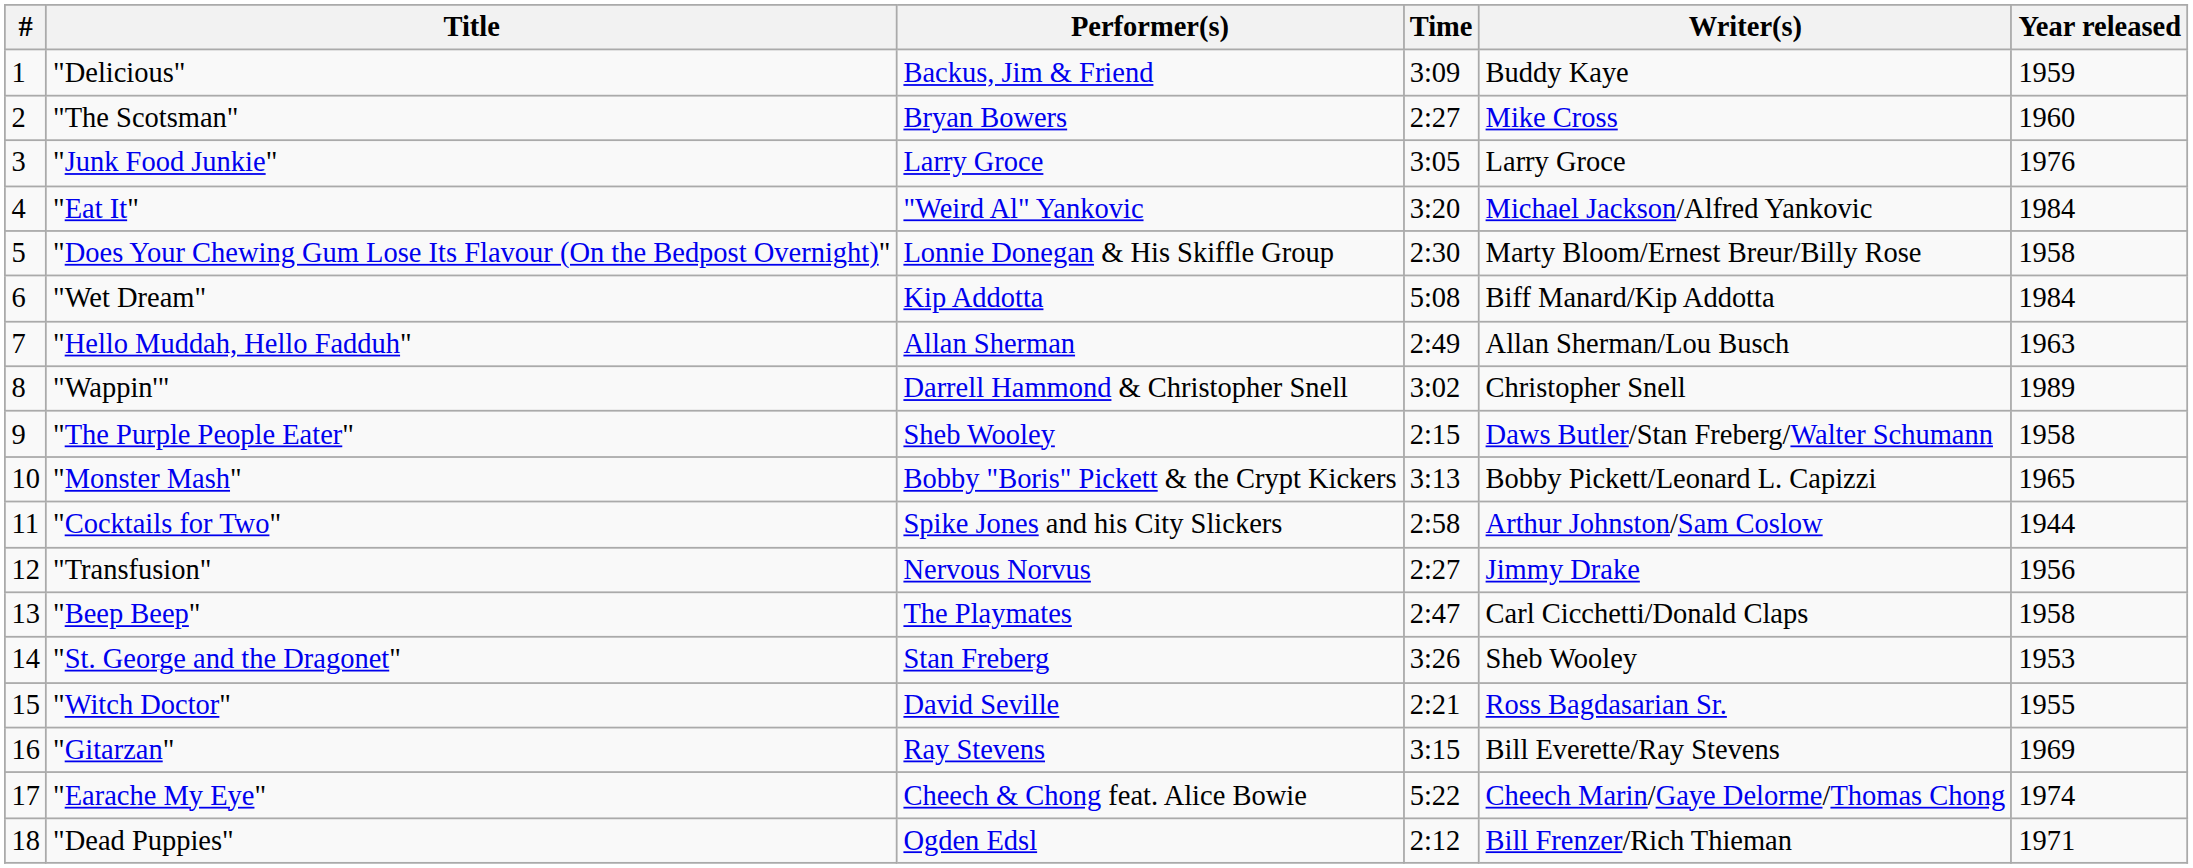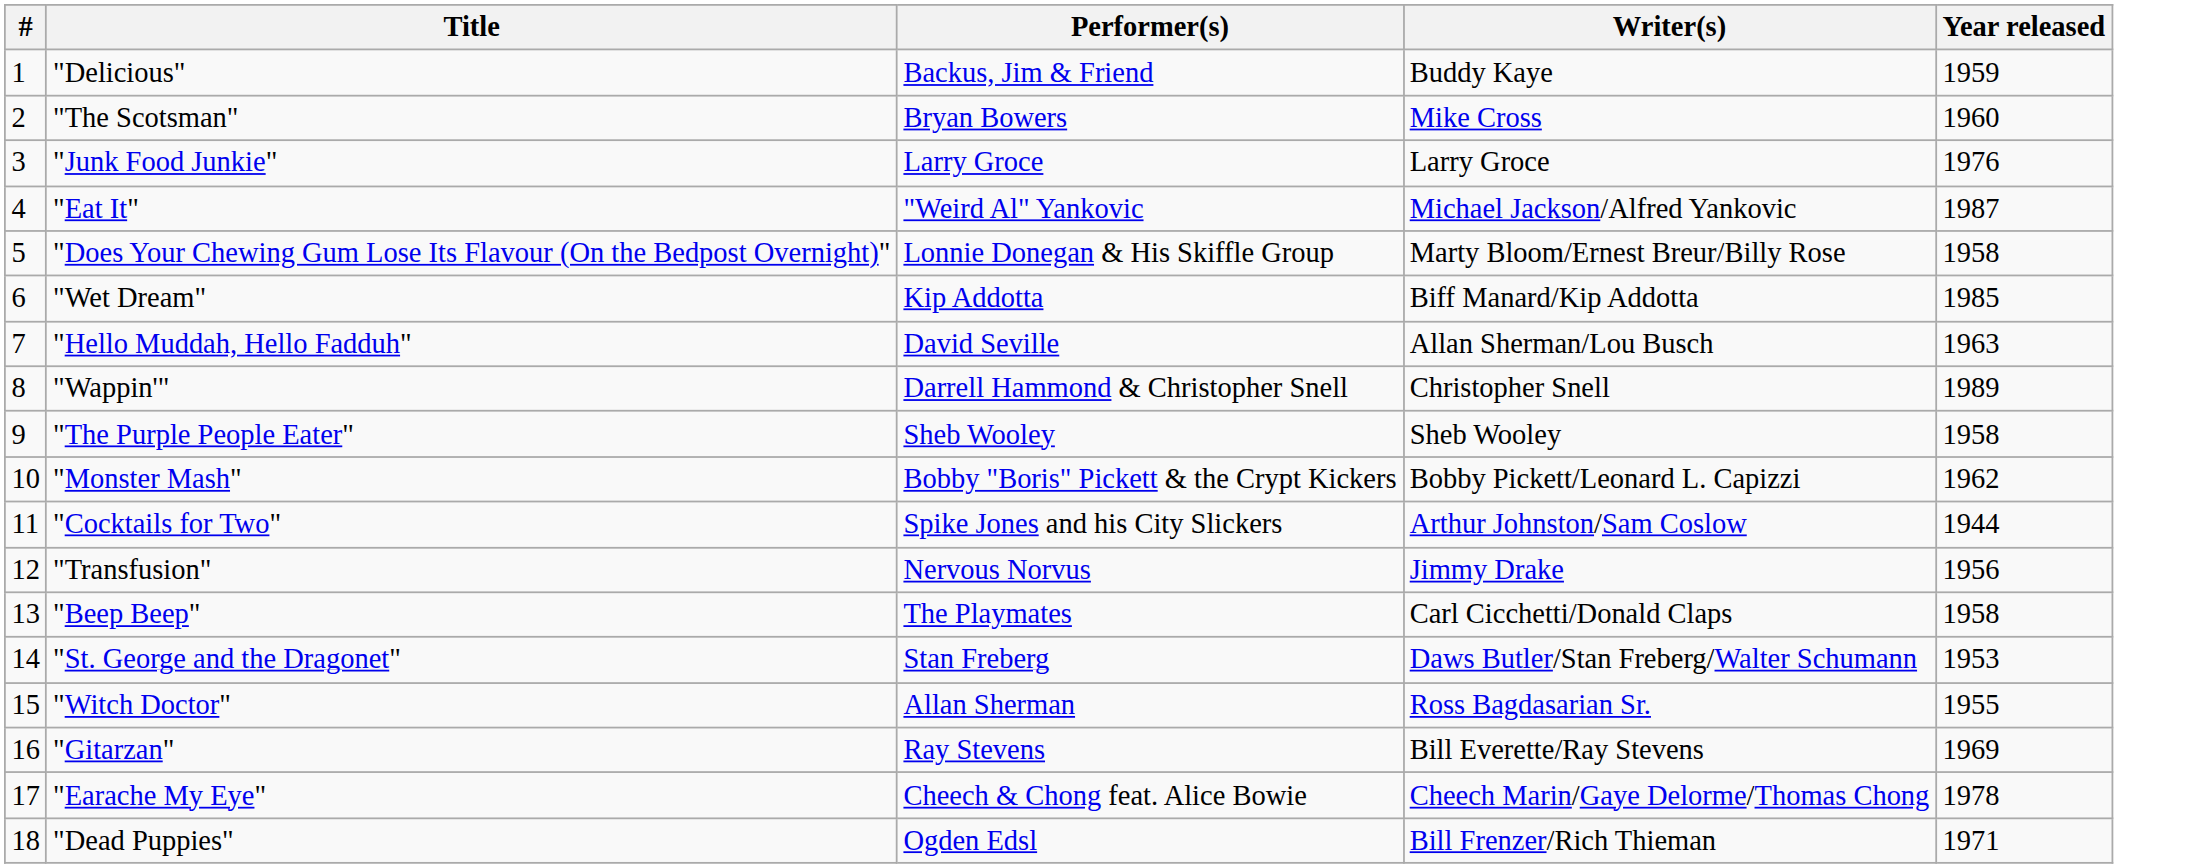- column: (1441, 27)
(2047, 207) 1984 -> (1971, 207) 1987
(2047, 298) 1984 -> (1971, 298) 1985
(989, 343) Allan Sherman -> (981, 343) David Seville
(1739, 433) Daws Butler/Stan Freberg/Walter Schumann -> (1485, 433) Sheb Wooley
(2047, 478) 1965 -> (1971, 478) 1962
(1561, 659) Sheb Wooley -> (1663, 659) Daws Butler/Stan Freberg/Walter Schumann
(981, 704) David Seville -> (989, 704) Allan Sherman
(2047, 794) 1974 -> (1971, 794) 1978
